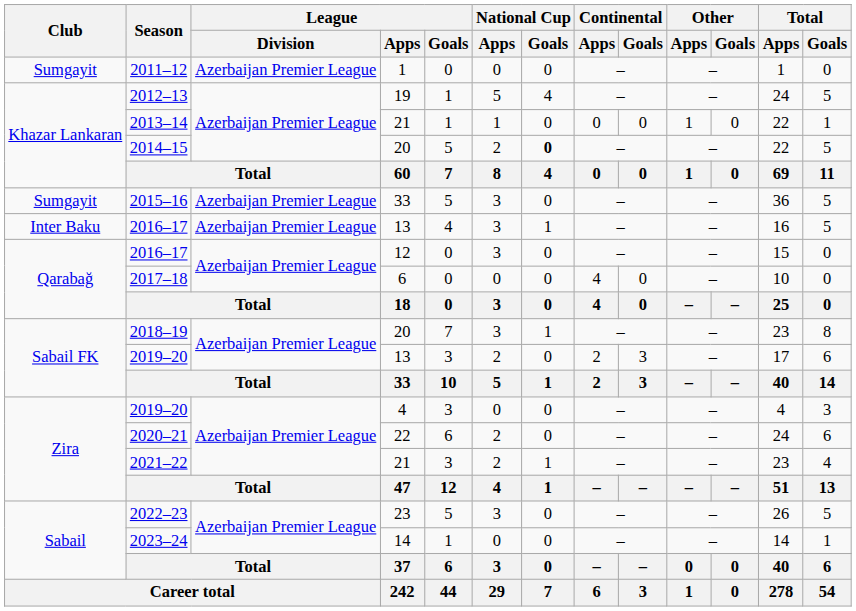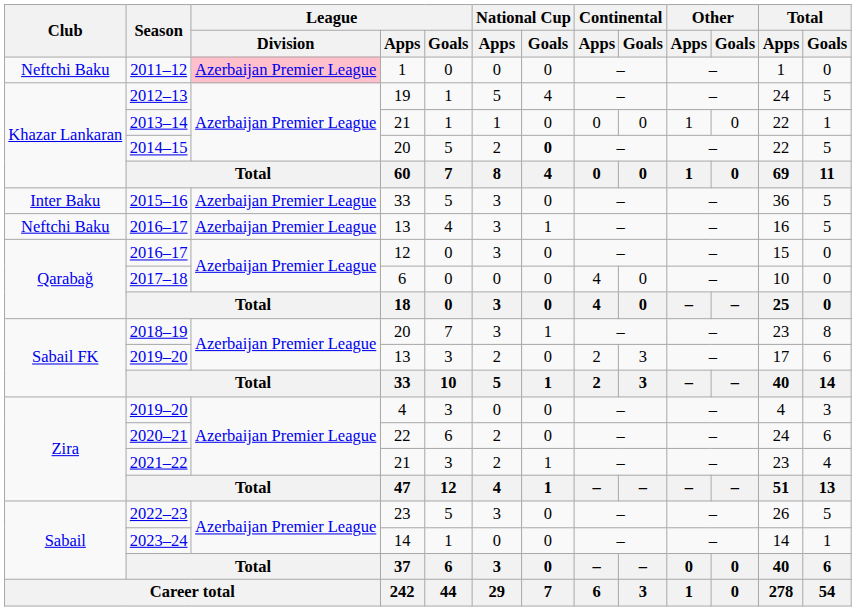(65, 69) Sumgayit -> (65, 69) Neftchi Baku
(286, 69) no background -> (286, 69) pink background
(65, 200) Sumgayit -> (65, 200) Inter Baku
(65, 226) Inter Baku -> (65, 226) Neftchi Baku
